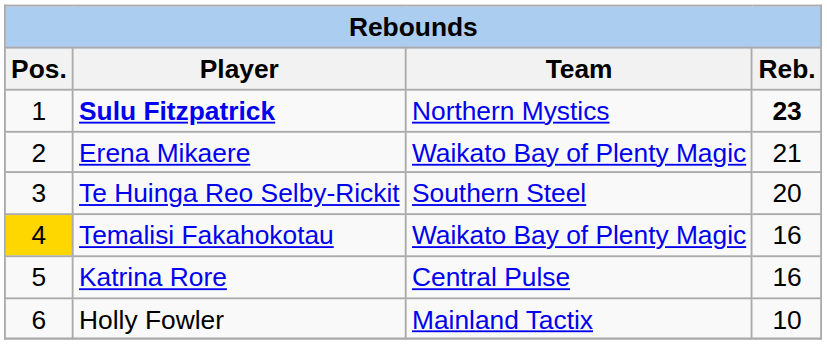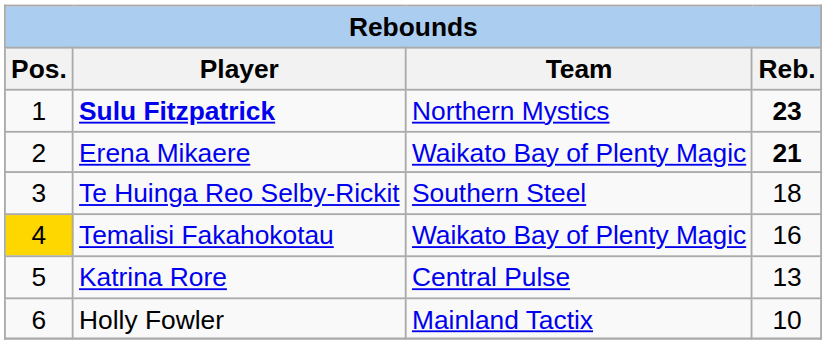(787, 152) normal -> (787, 152) bold
(787, 194) 20 -> (787, 194) 18
(787, 277) 16 -> (787, 277) 13
